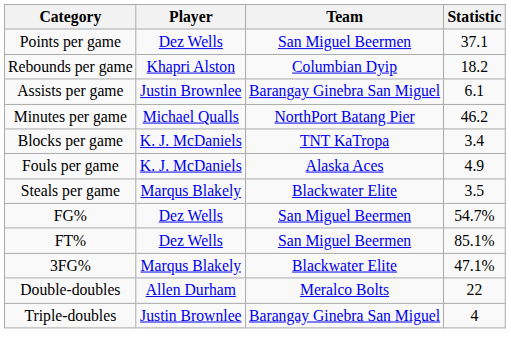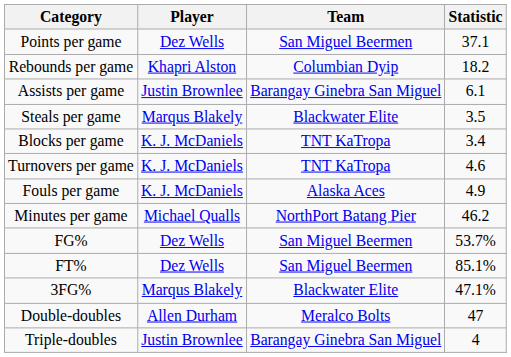rows swapped: (70, 191) <-> (70, 116)
+ row: (71, 166)
(474, 215) 54.7% -> (476, 240) 53.7%
(474, 290) 22 -> (476, 315) 47
